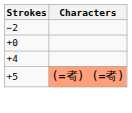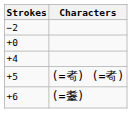(88, 76) lightsalmon background -> (88, 76) no background
+ row: (12, 97)
